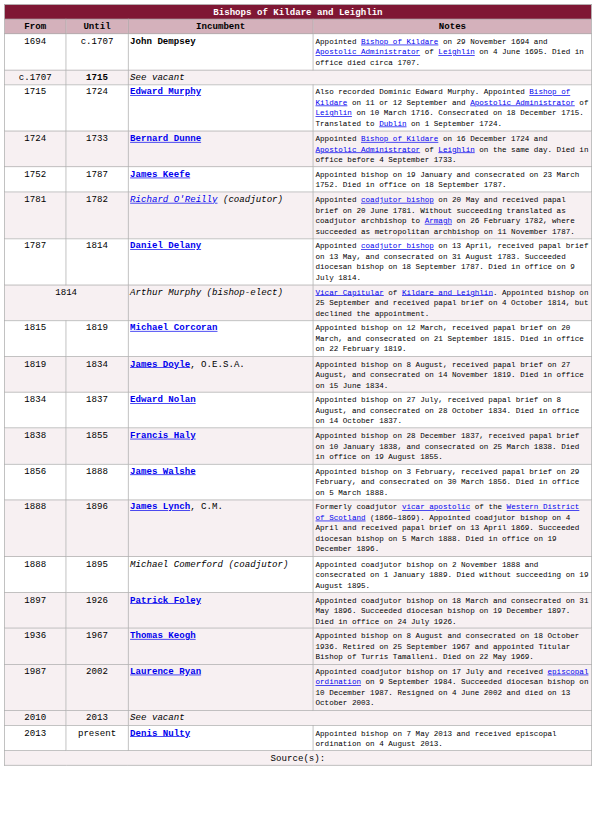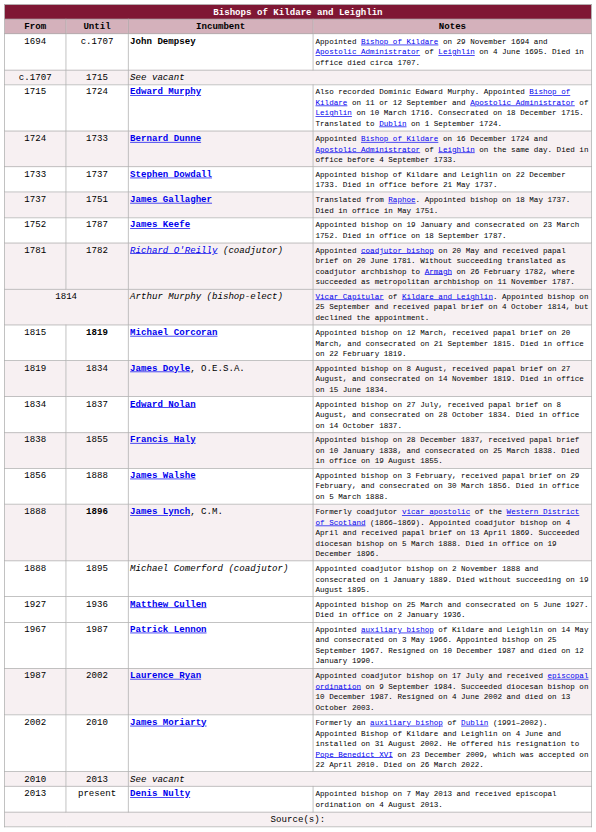(97, 77) bold -> (97, 77) normal
+ row: (35, 174)
+ row: (35, 200)
- row: (35, 246)
(97, 328) normal -> (97, 332) bold
(97, 507) normal -> (97, 512) bold
- row: (35, 600)
+ row: (35, 604)
- row: (35, 636)
+ row: (35, 630)
+ row: (35, 722)
